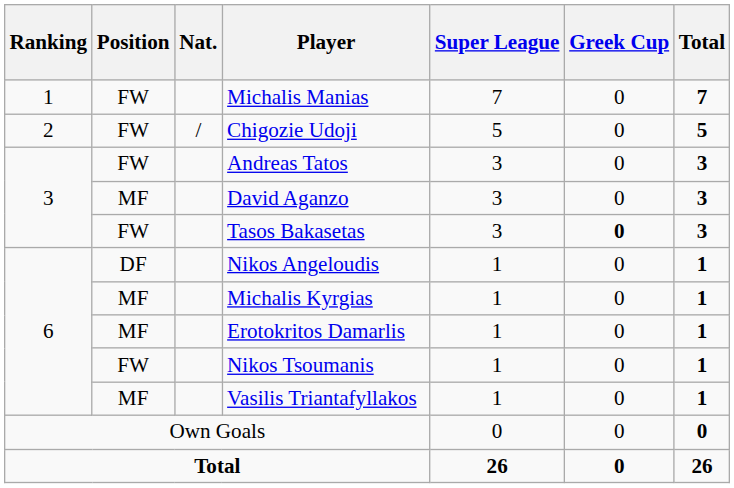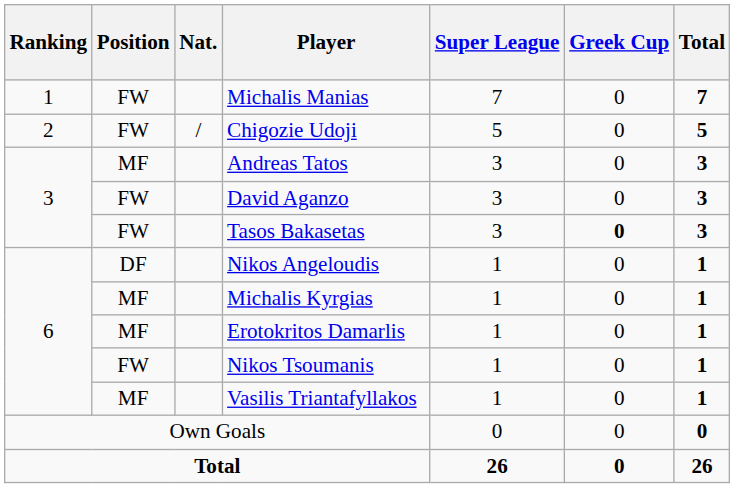(133, 163) FW -> (133, 163) MF
(133, 197) MF -> (133, 197) FW
